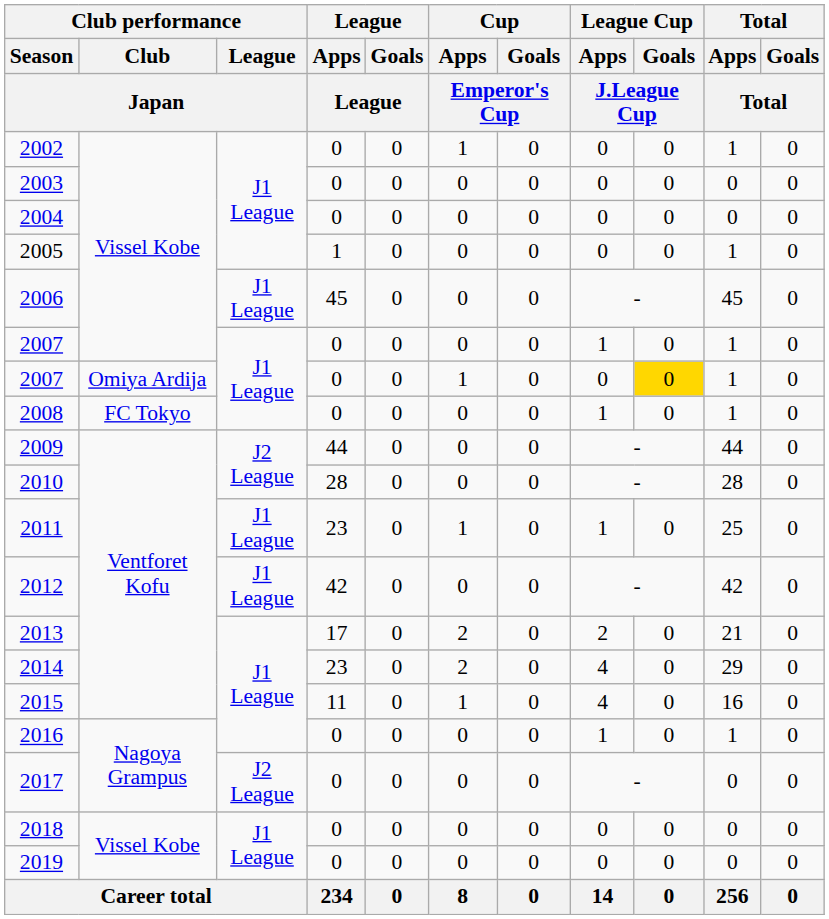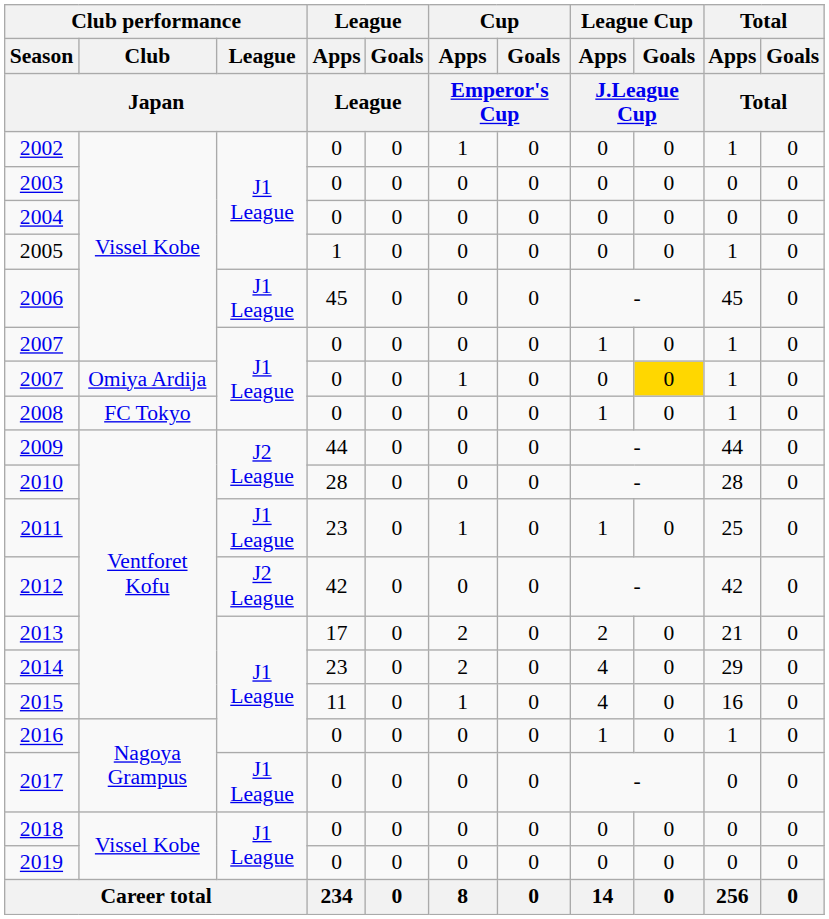(262, 586) J1 League -> (262, 586) J2 League
(262, 781) J2 League -> (262, 781) J1 League
